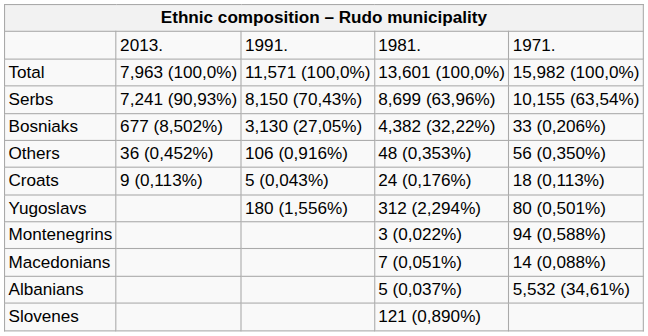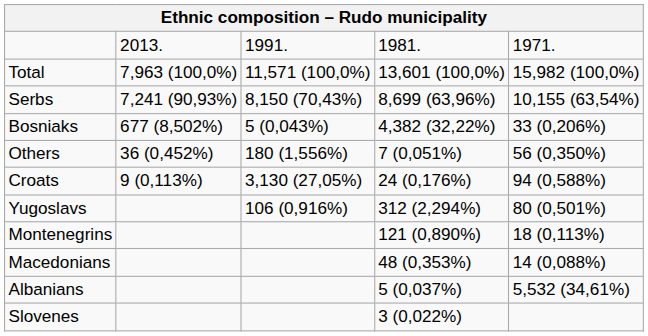(304, 126) 3,130 (27,05%) -> (287, 126) 5 (0,043%)
(296, 153) 106 (0,916%) -> (296, 153) 180 (1,556%)
(425, 153) 48 (0,353%) -> (420, 153) 7 (0,051%)
(287, 180) 5 (0,043%) -> (304, 180) 3,130 (27,05%)
(559, 180) 18 (0,113%) -> (559, 180) 94 (0,588%)
(296, 208) 180 (1,556%) -> (296, 208) 106 (0,916%)
(420, 235) 3 (0,022%) -> (430, 235) 121 (0,890%)
(559, 235) 94 (0,588%) -> (559, 235) 18 (0,113%)
(420, 262) 7 (0,051%) -> (425, 262) 48 (0,353%)
(430, 316) 121 (0,890%) -> (420, 316) 3 (0,022%)
